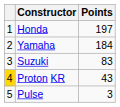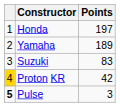(104, 45) 184 -> (104, 45) 189
(107, 78) 43 -> (107, 78) 42
(10, 95) normal -> (10, 95) bold
